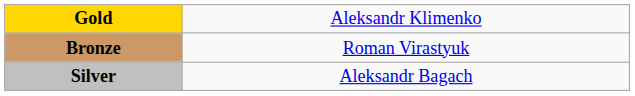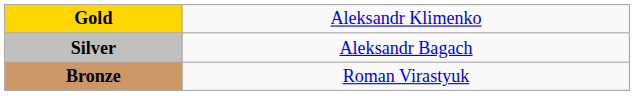rows swapped: (93, 76) <-> (93, 47)
